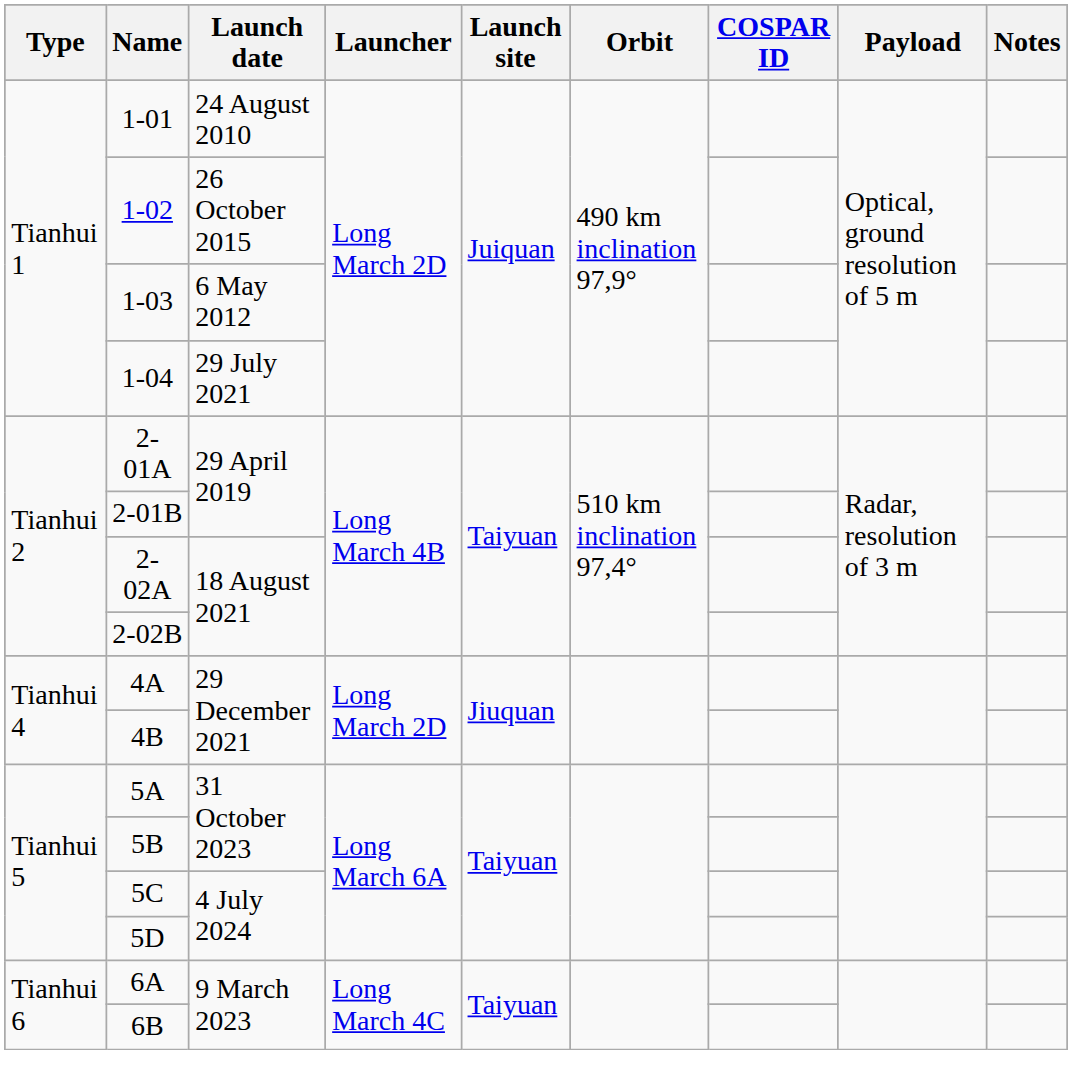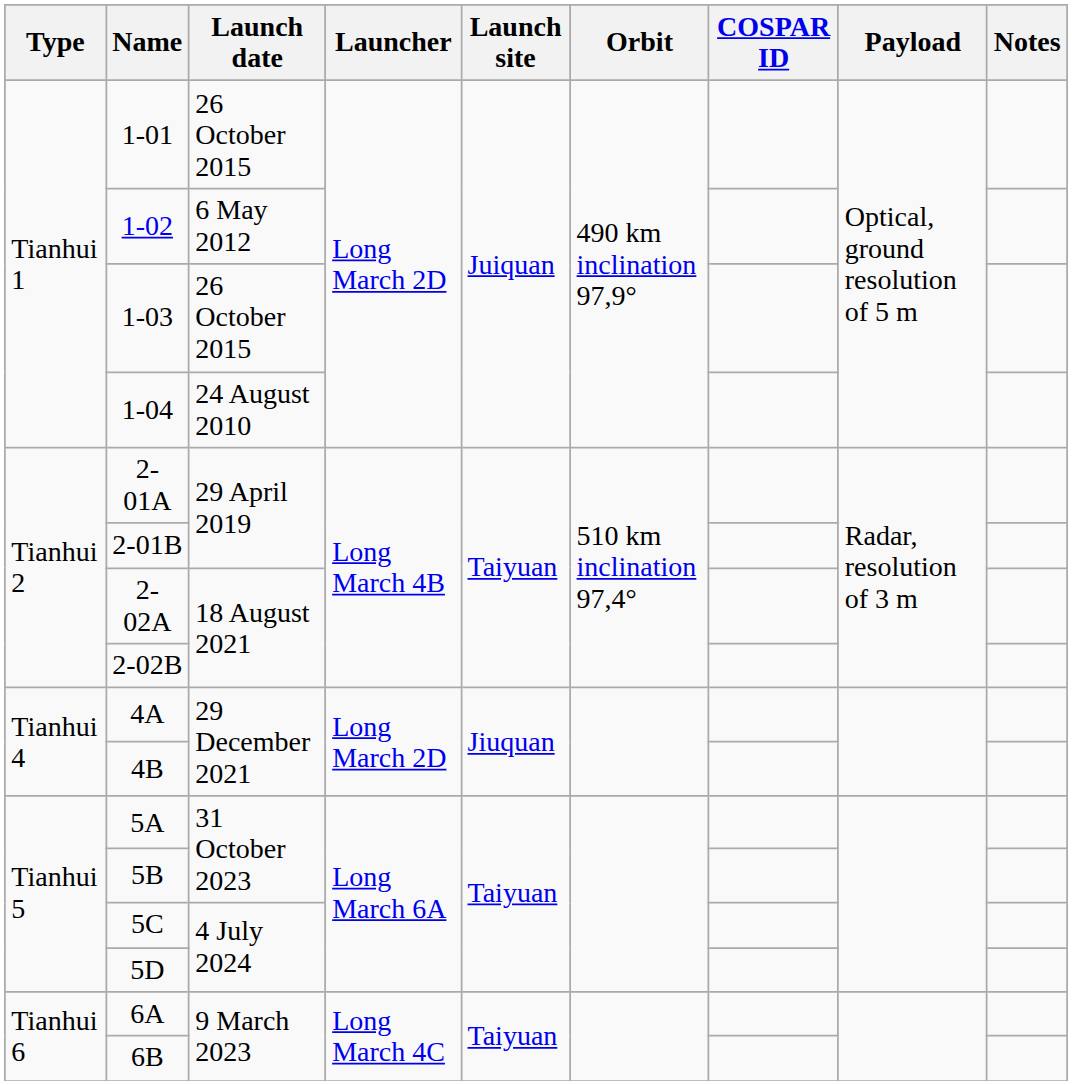(252, 118) 24 August 2010 -> (240, 134) 26 October 2015
(240, 210) 26 October 2015 -> (231, 225) 6 May 2012
(231, 301) 6 May 2012 -> (240, 317) 26 October 2015
(236, 377) 29 July 2021 -> (252, 409) 24 August 2010
